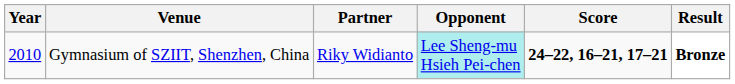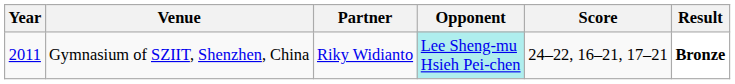(25, 55) 2010 -> (25, 55) 2011
(598, 55) bold -> (598, 55) normal
